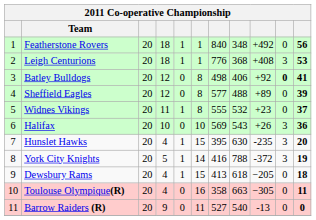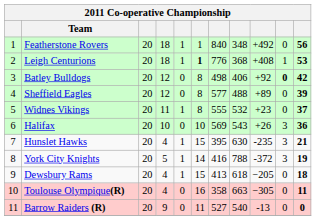(200, 61) normal -> (200, 61) bold
(285, 61) 3 -> (285, 61) 1
(302, 77) 41 -> (302, 77) 42
(302, 142) 20 -> (302, 142) 21
